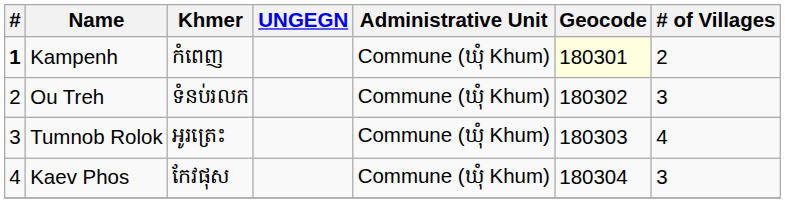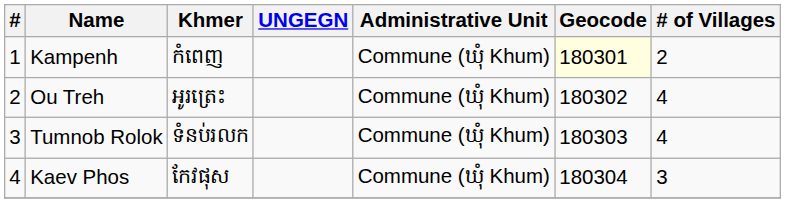(15, 57) bold -> (15, 57) normal
(210, 95) ទំនប់រលក -> (199, 95) អូរត្រេះ
(662, 97) 3 -> (662, 97) 4
(199, 136) អូរត្រេះ -> (210, 136) ទំនប់រលក
